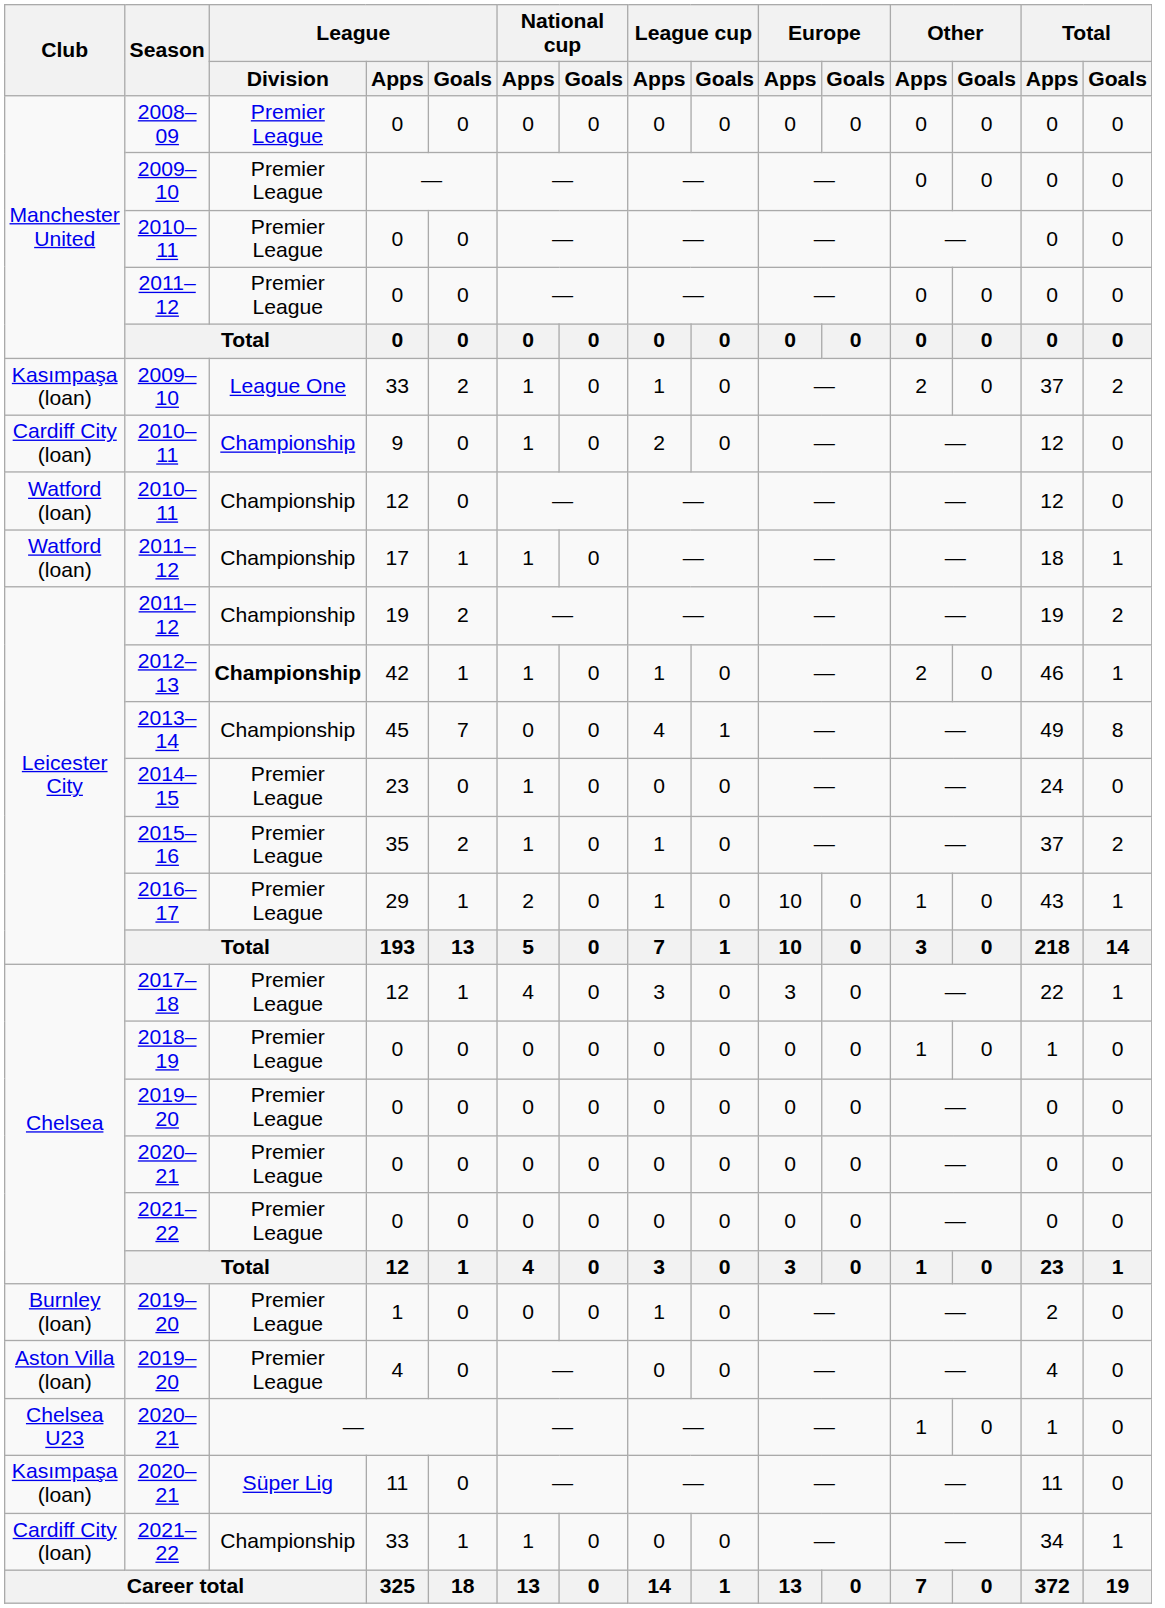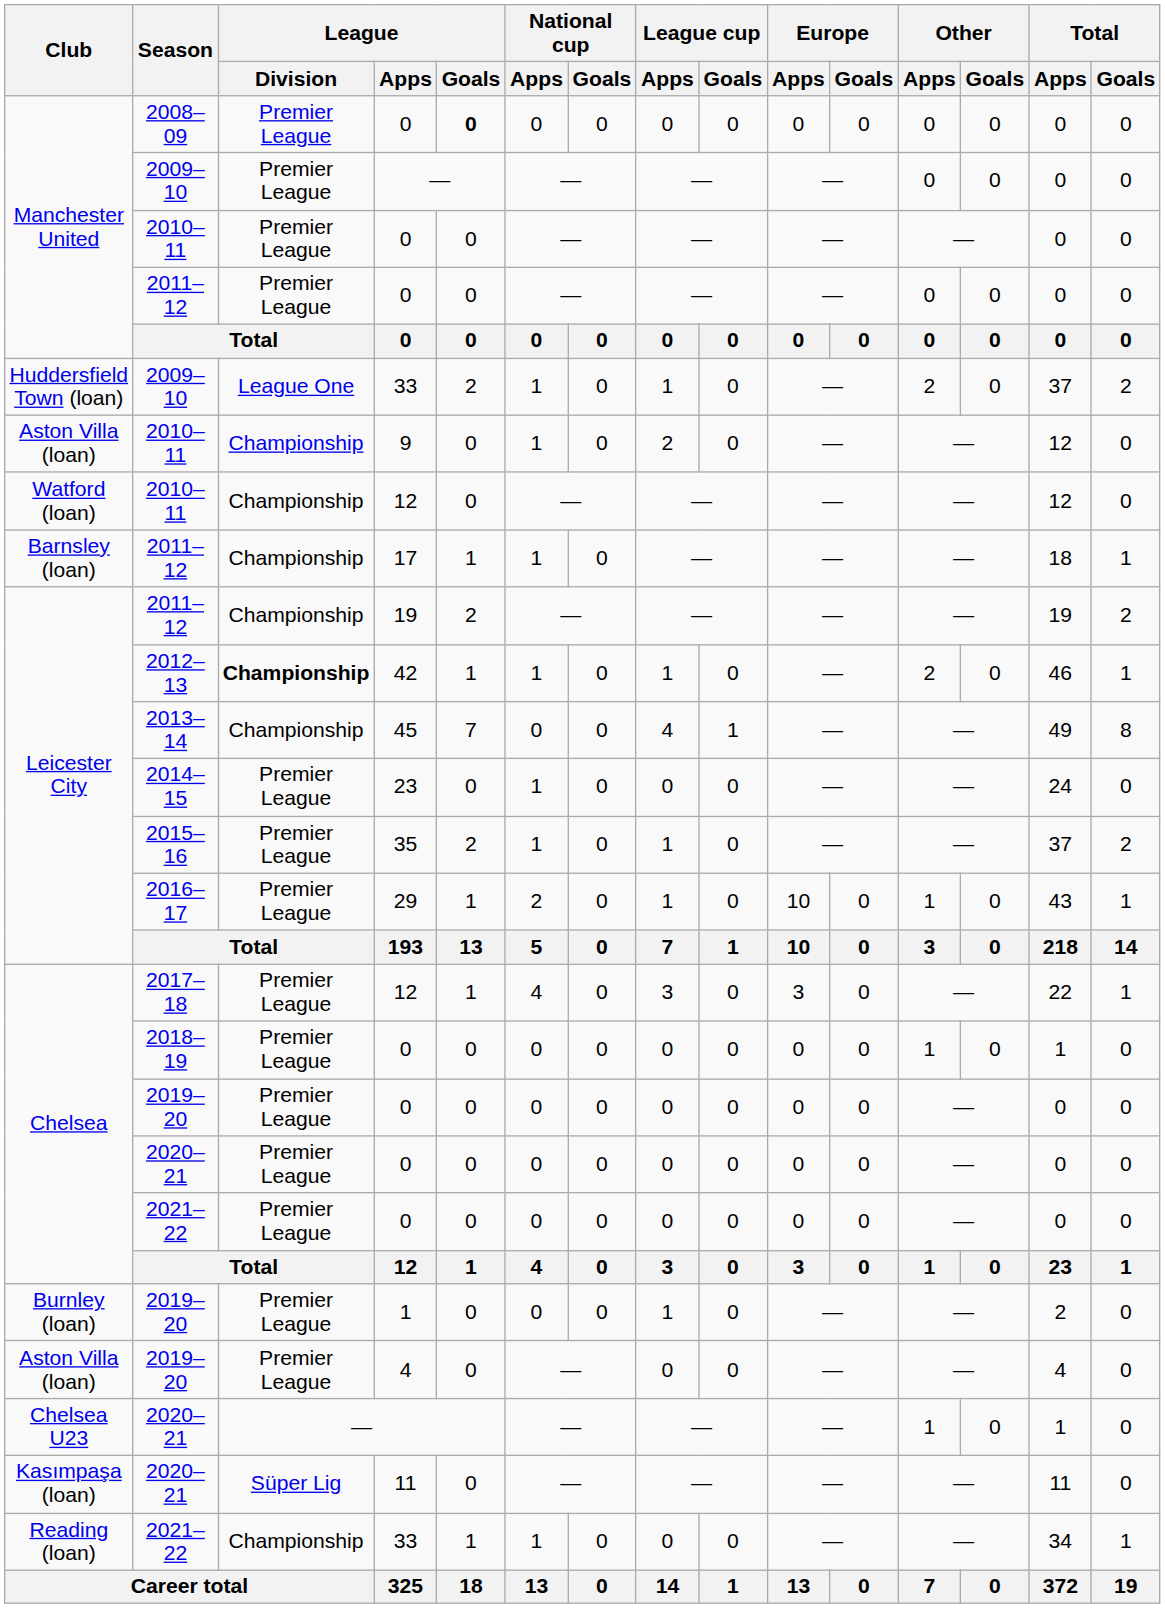(463, 123) normal -> (471, 123) bold
(65, 386) Kasımpaşa (loan) -> (69, 386) Huddersfield Town (loan)
(65, 443) Cardiff City (loan) -> (69, 443) Aston Villa (loan)
(65, 558) Watford (loan) -> (69, 558) Barnsley (loan)
(65, 1541) Cardiff City (loan) -> (69, 1541) Reading (loan)
